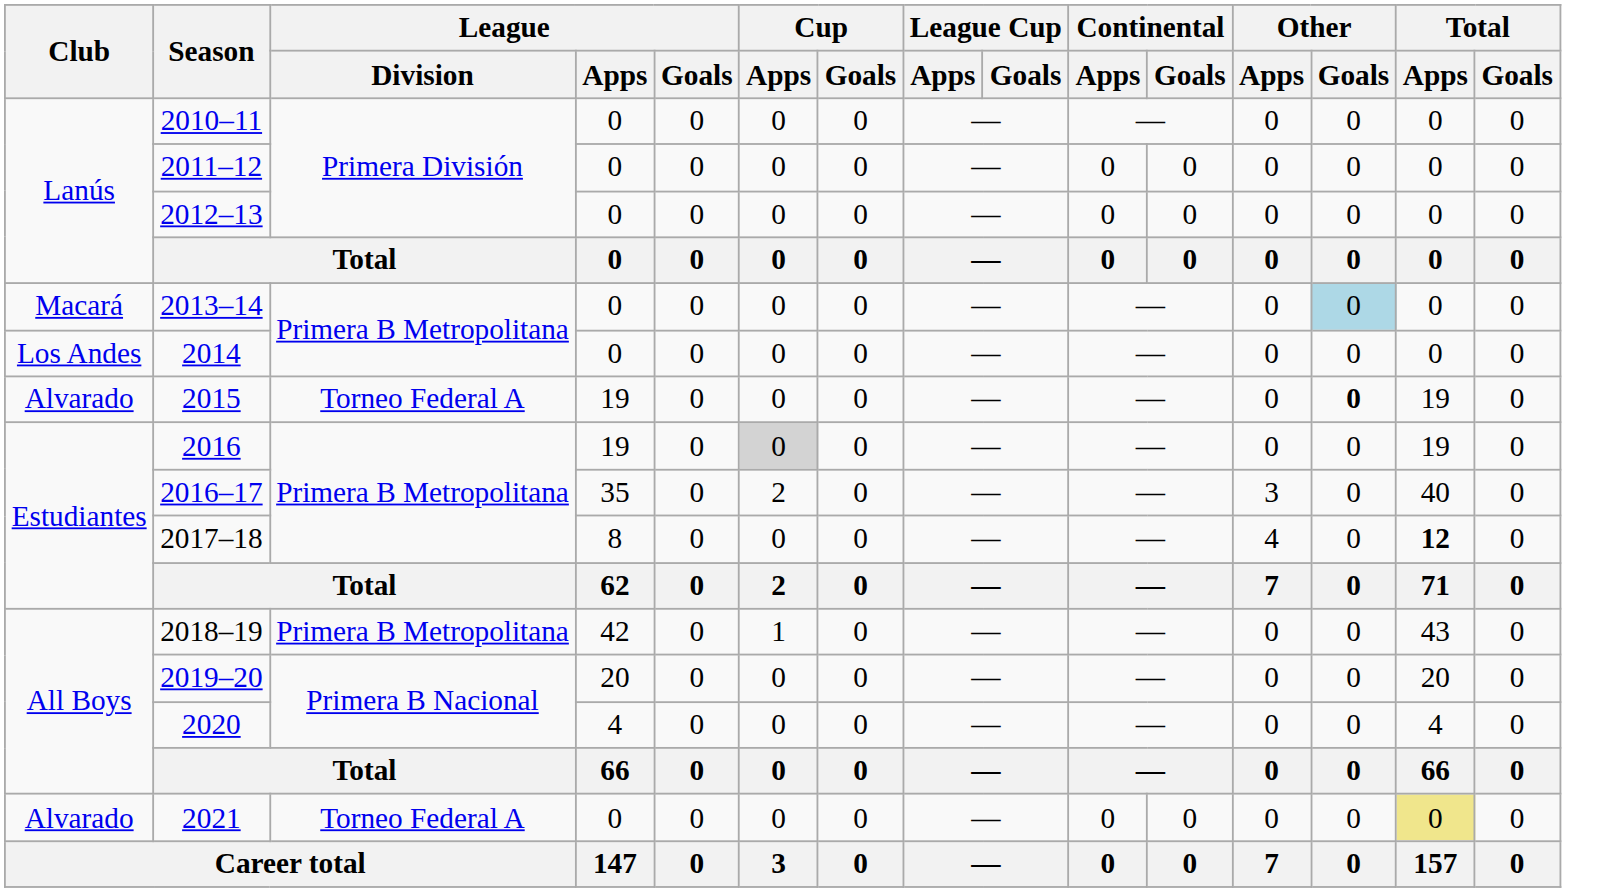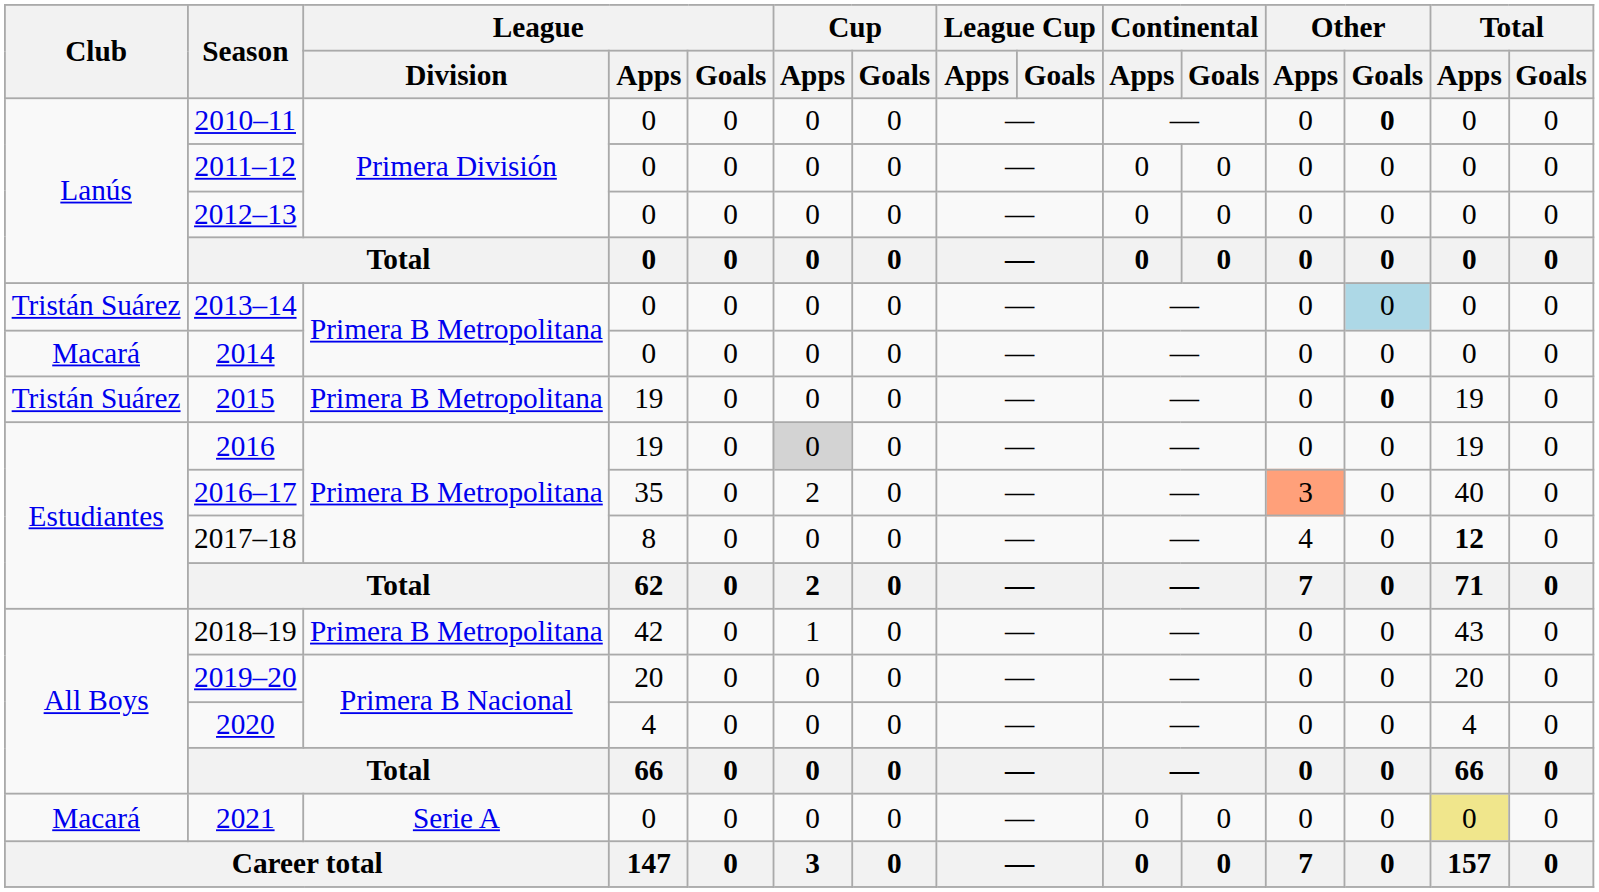(1353, 120) normal -> (1387, 120) bold
(79, 306) Macará -> (96, 306) Tristán Suárez
(79, 352) Los Andes -> (96, 352) Macará
(79, 399) Alvarado -> (96, 399) Tristán Suárez
(422, 399) Torneo Federal A -> (456, 399) Primera B Metropolitana
(1272, 492) no background -> (1306, 492) lightsalmon background
(79, 817) Alvarado -> (96, 817) Macará
(422, 817) Torneo Federal A -> (456, 817) Serie A
